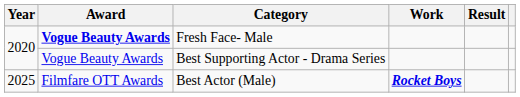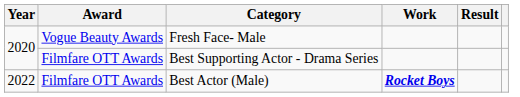(106, 37) bold -> (102, 37) normal
(102, 59) Vogue Beauty Awards -> (102, 59) Filmfare OTT Awards
(21, 80) 2025 -> (21, 80) 2022
